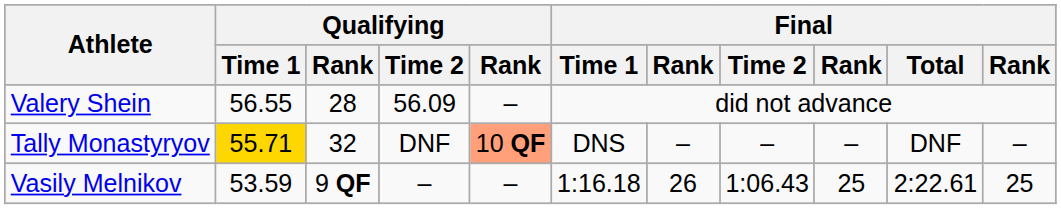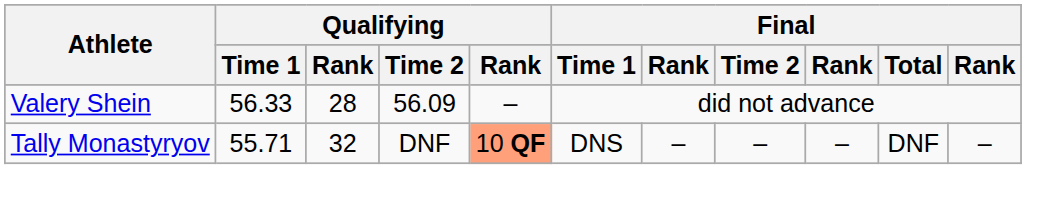(261, 104) 56.55 -> (261, 104) 56.33
(261, 144) gold background -> (261, 144) no background
- row: (96, 183)
